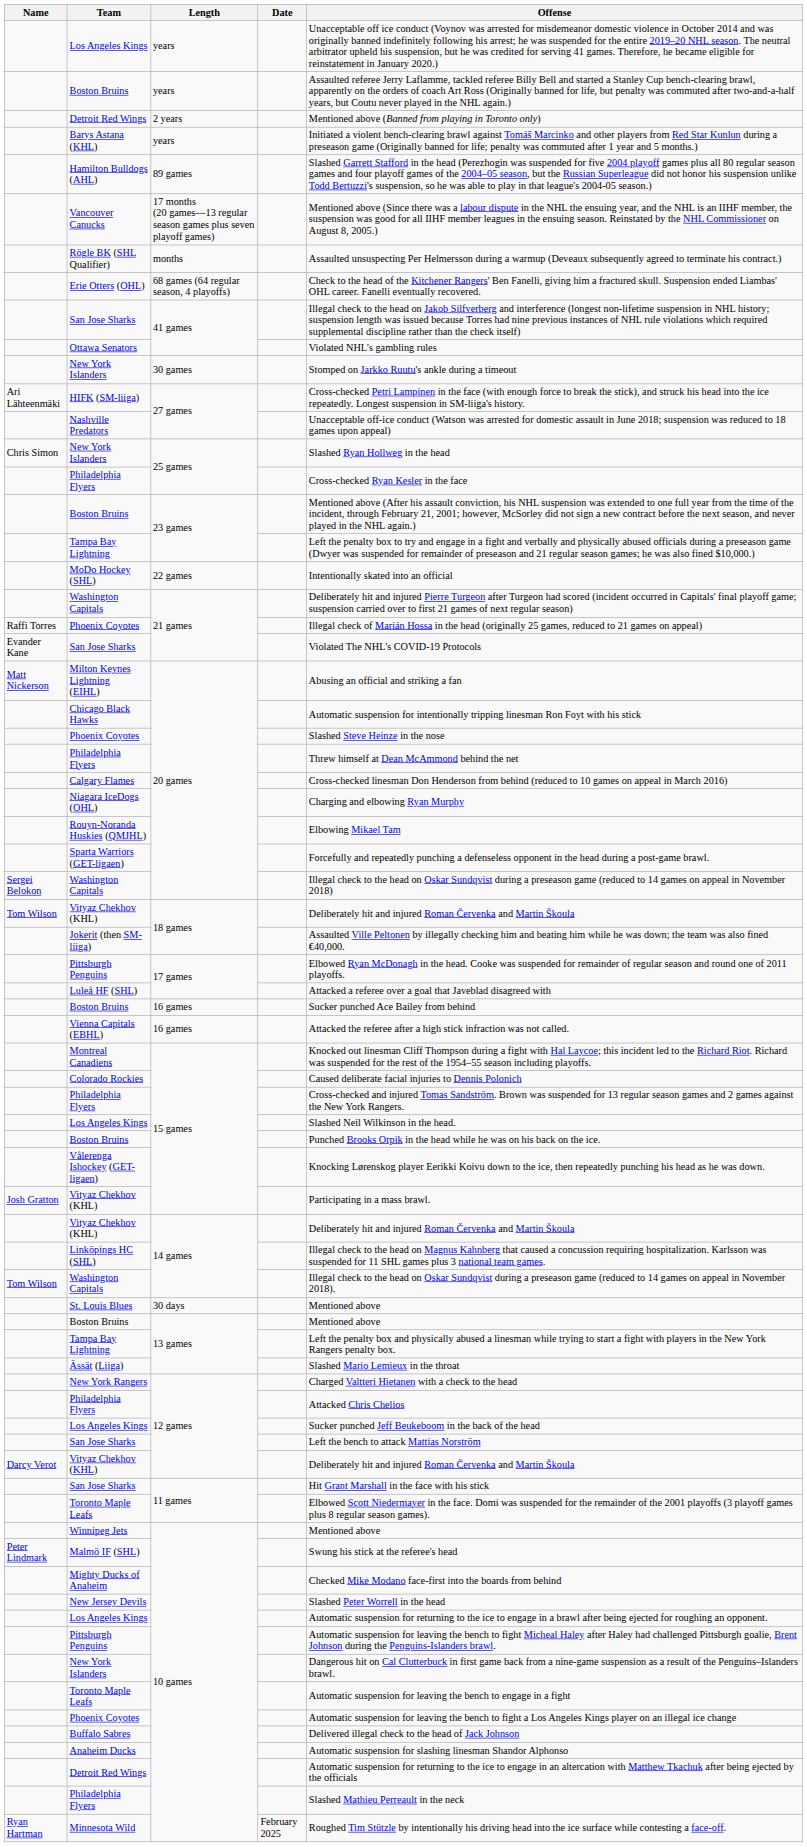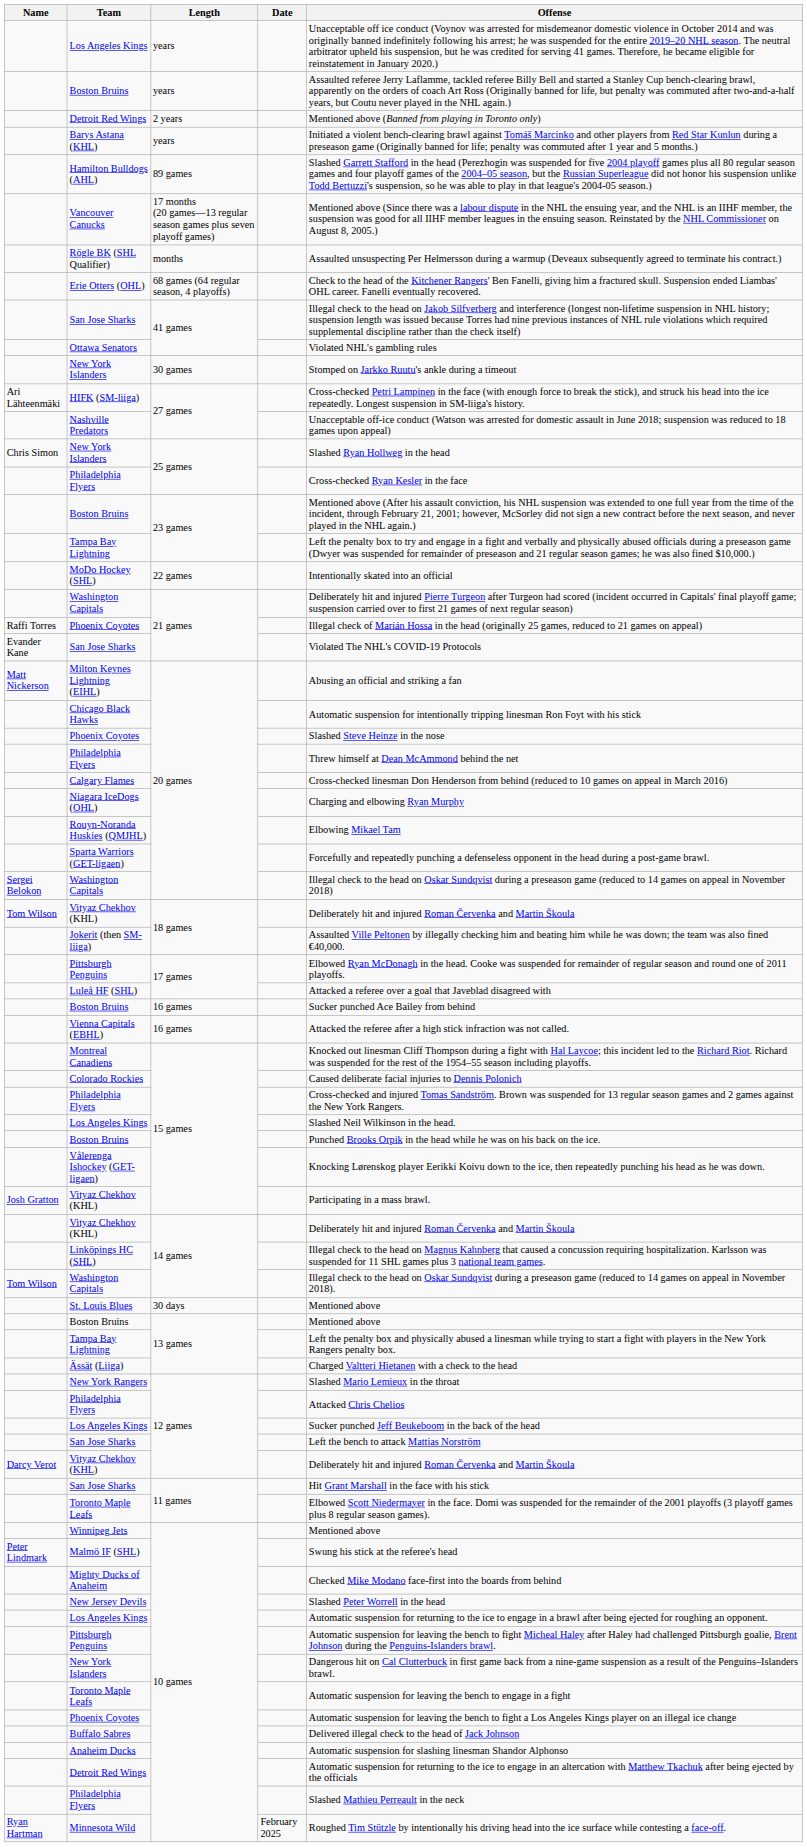(384, 1366) Slashed Mario Lemieux in the throat -> (413, 1366) Charged Valtteri Hietanen with a check to the head
(413, 1382) Charged Valtteri Hietanen with a check to the head -> (384, 1382) Slashed Mario Lemieux in the throat
